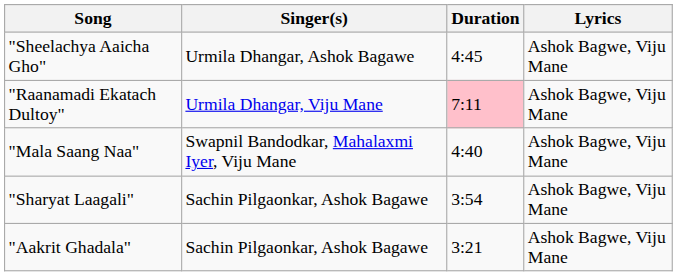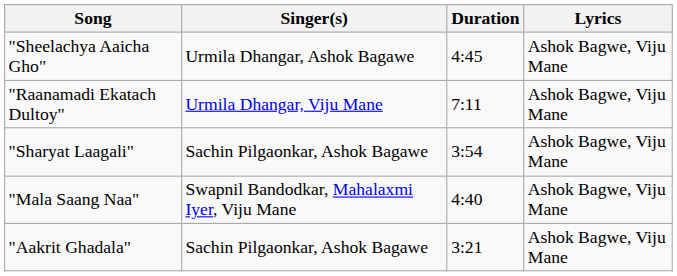(466, 103) pink background -> (466, 103) no background
rows swapped: (71, 199) <-> (74, 151)
